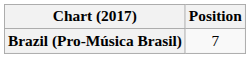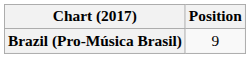(215, 41) 7 -> (215, 41) 9
